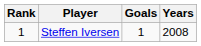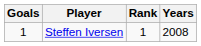columns swapped: (21, 13) <-> (141, 13)
